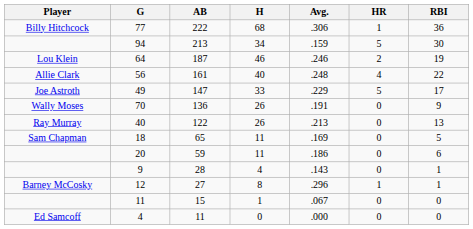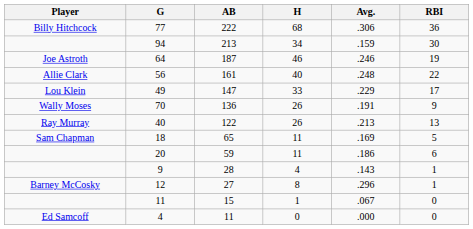- column: (379, 12)
(57, 59) Lou Klein -> (65, 59) Joe Astroth
(57, 91) Joe Astroth -> (65, 91) Lou Klein
